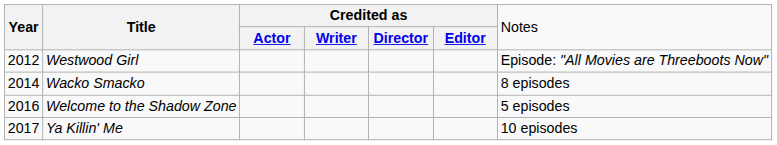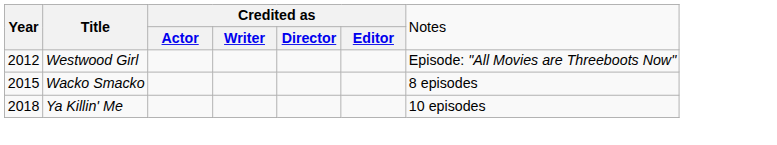(24, 83) 2014 -> (24, 83) 2015
- row: (141, 106)
(24, 128) 2017 -> (24, 106) 2018
